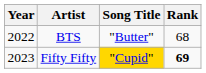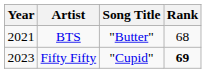(21, 36) 2022 -> (21, 36) 2021
(131, 57) gold background -> (131, 57) no background
